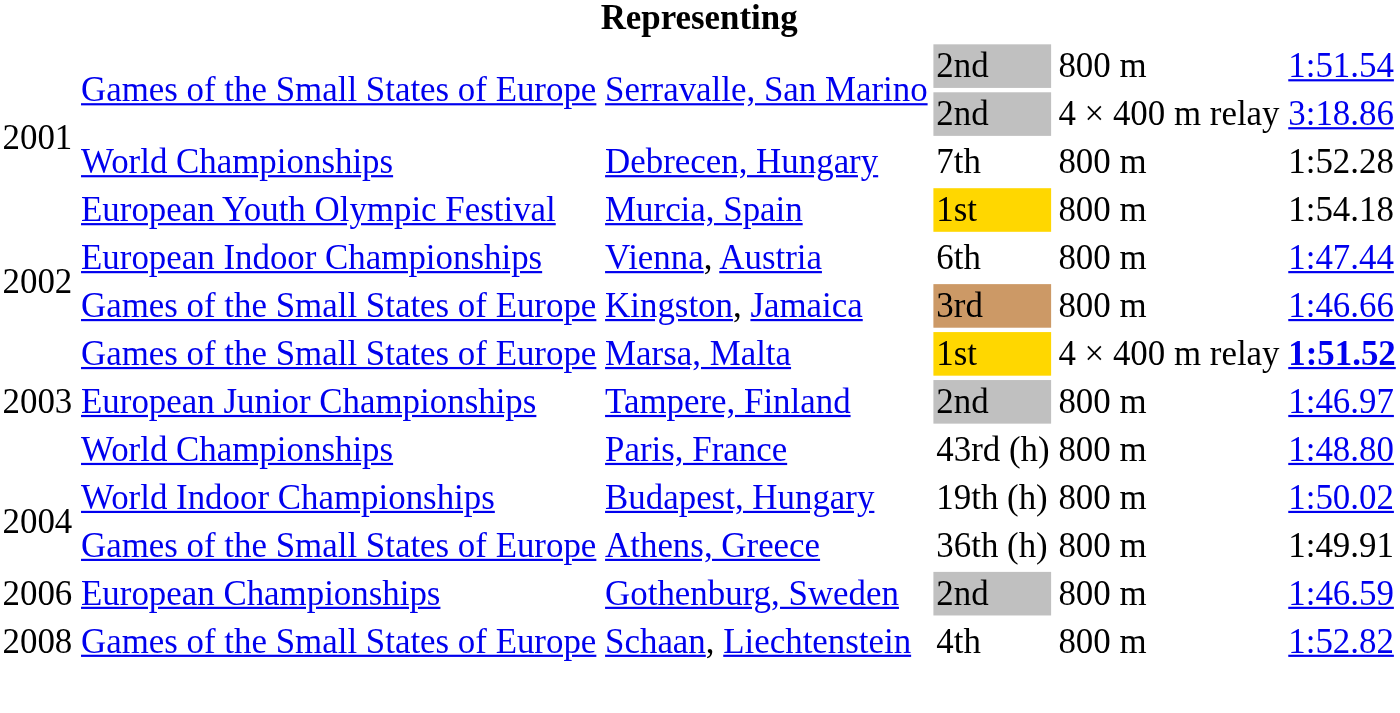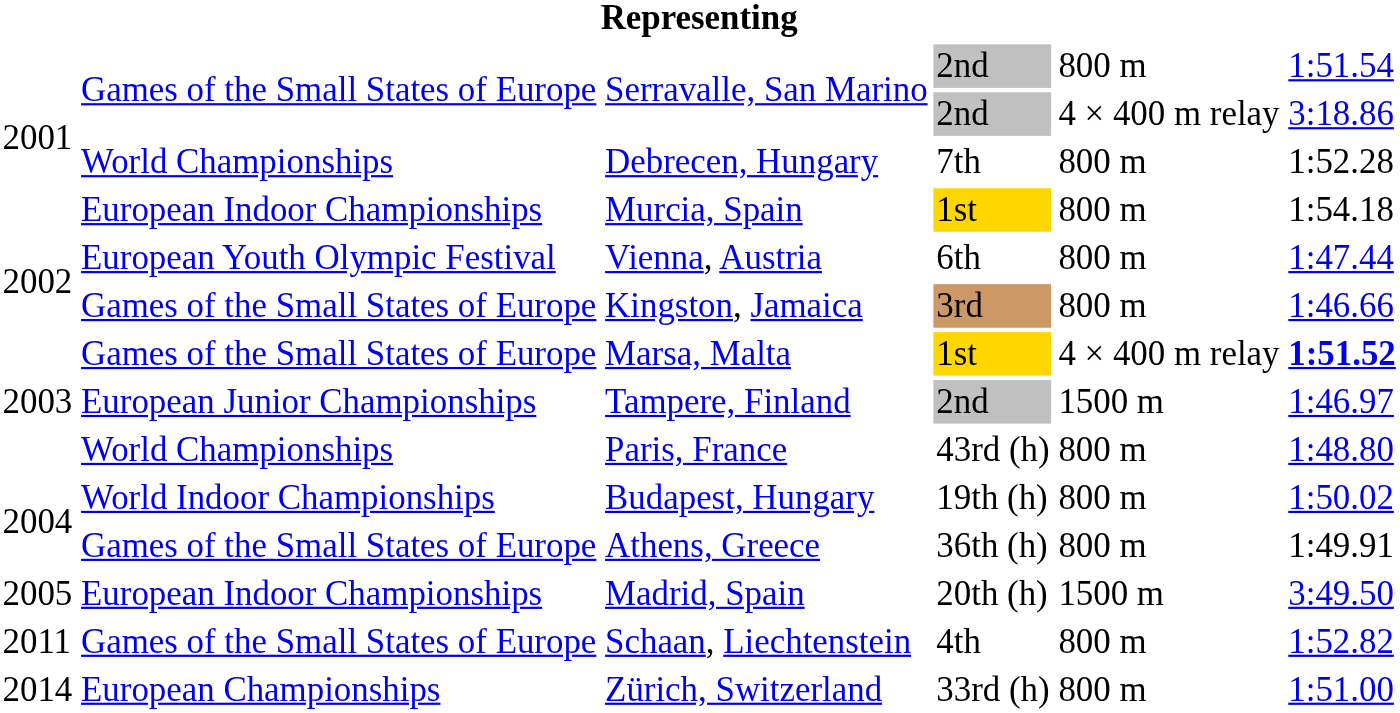(318, 209) European Youth Olympic Festival -> (312, 209) European Indoor Championships
(312, 257) European Indoor Championships -> (318, 257) European Youth Olympic Festival
(1102, 401) 800 m -> (1111, 401) 1500 m
+ row: (705, 593)
- row: (752, 593)
(37, 641) 2008 -> (37, 641) 2011
+ row: (744, 689)
